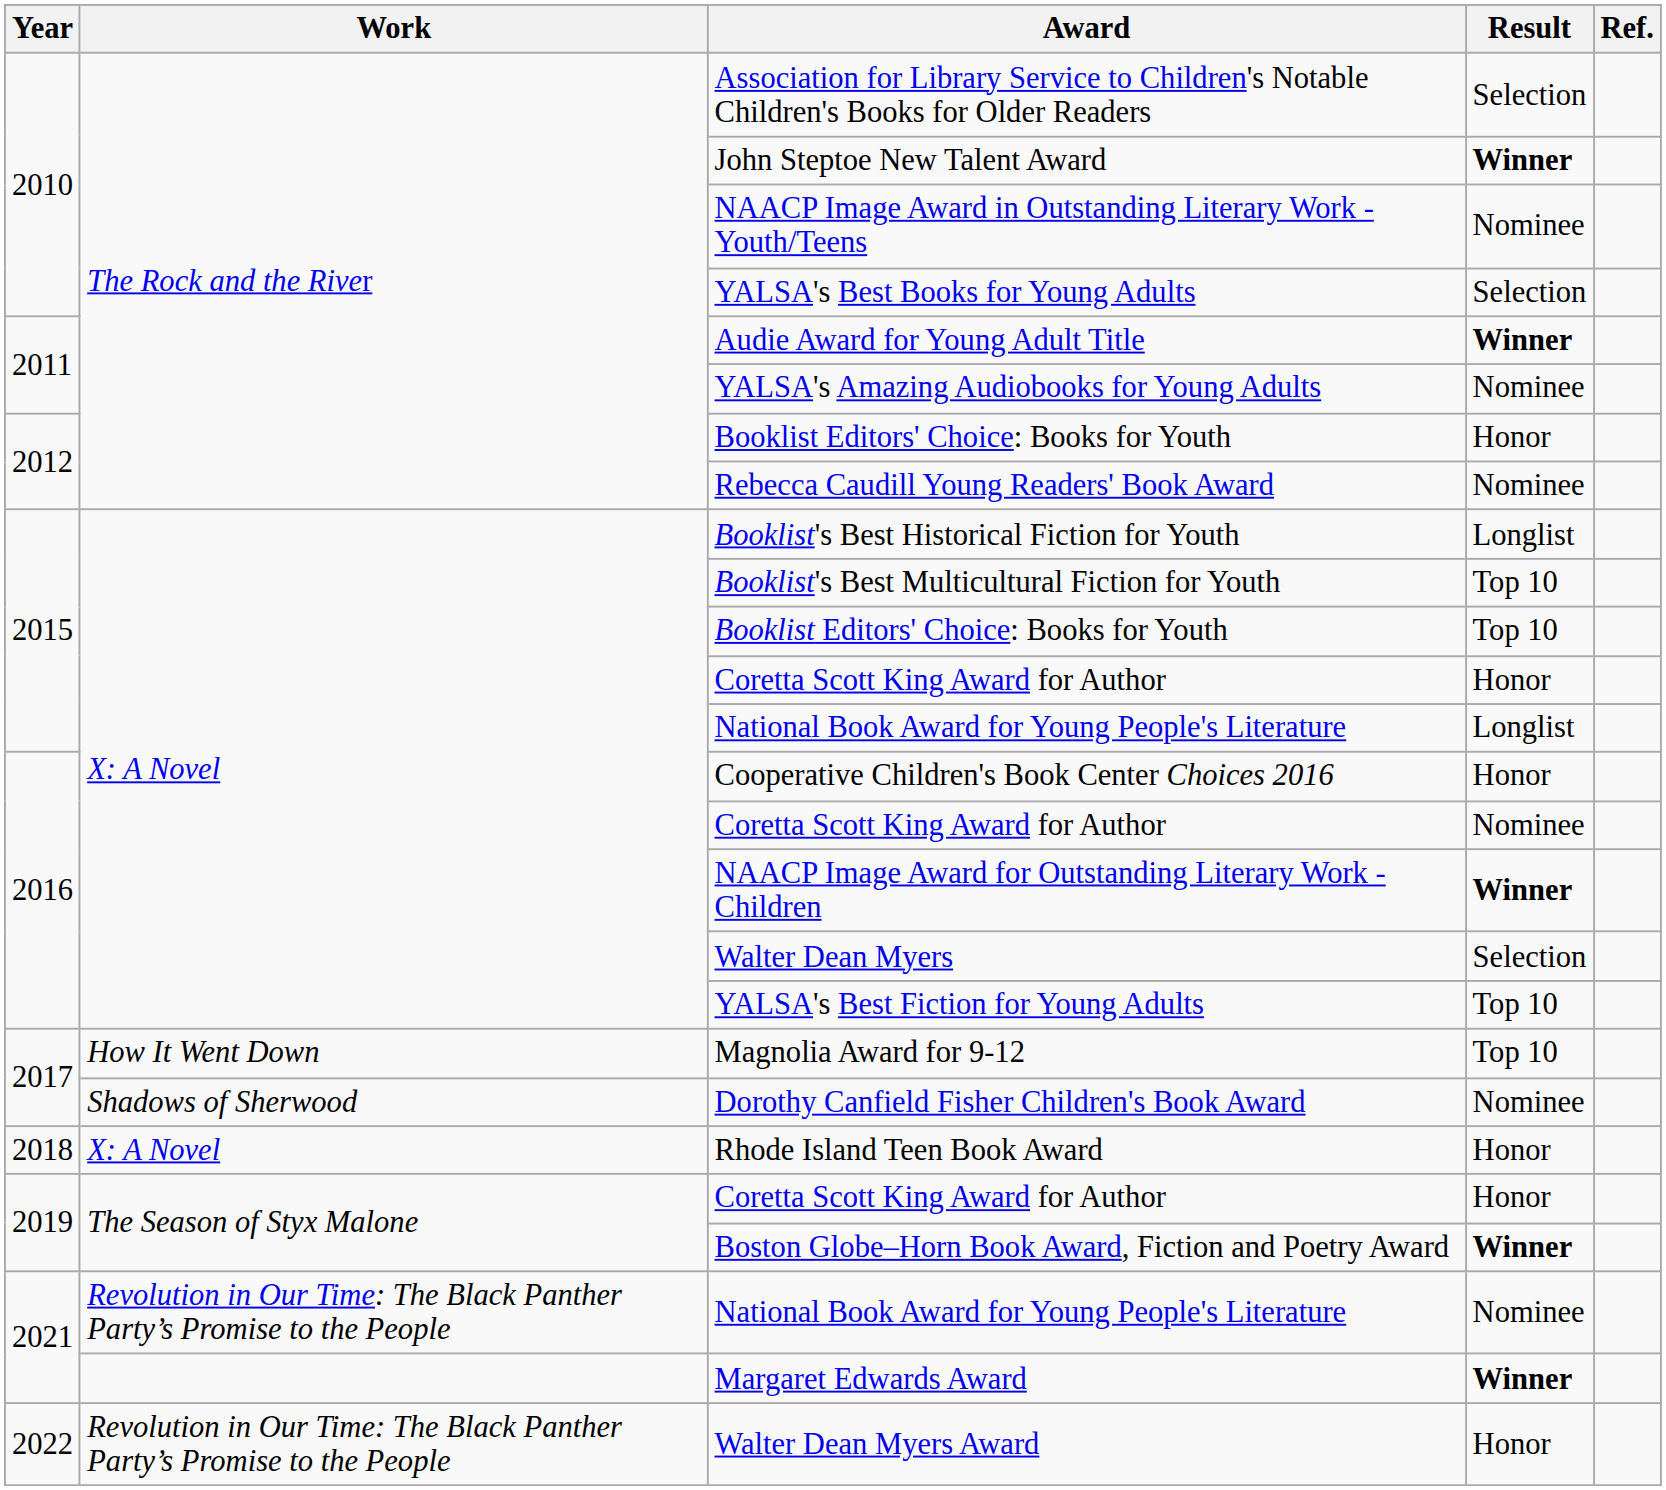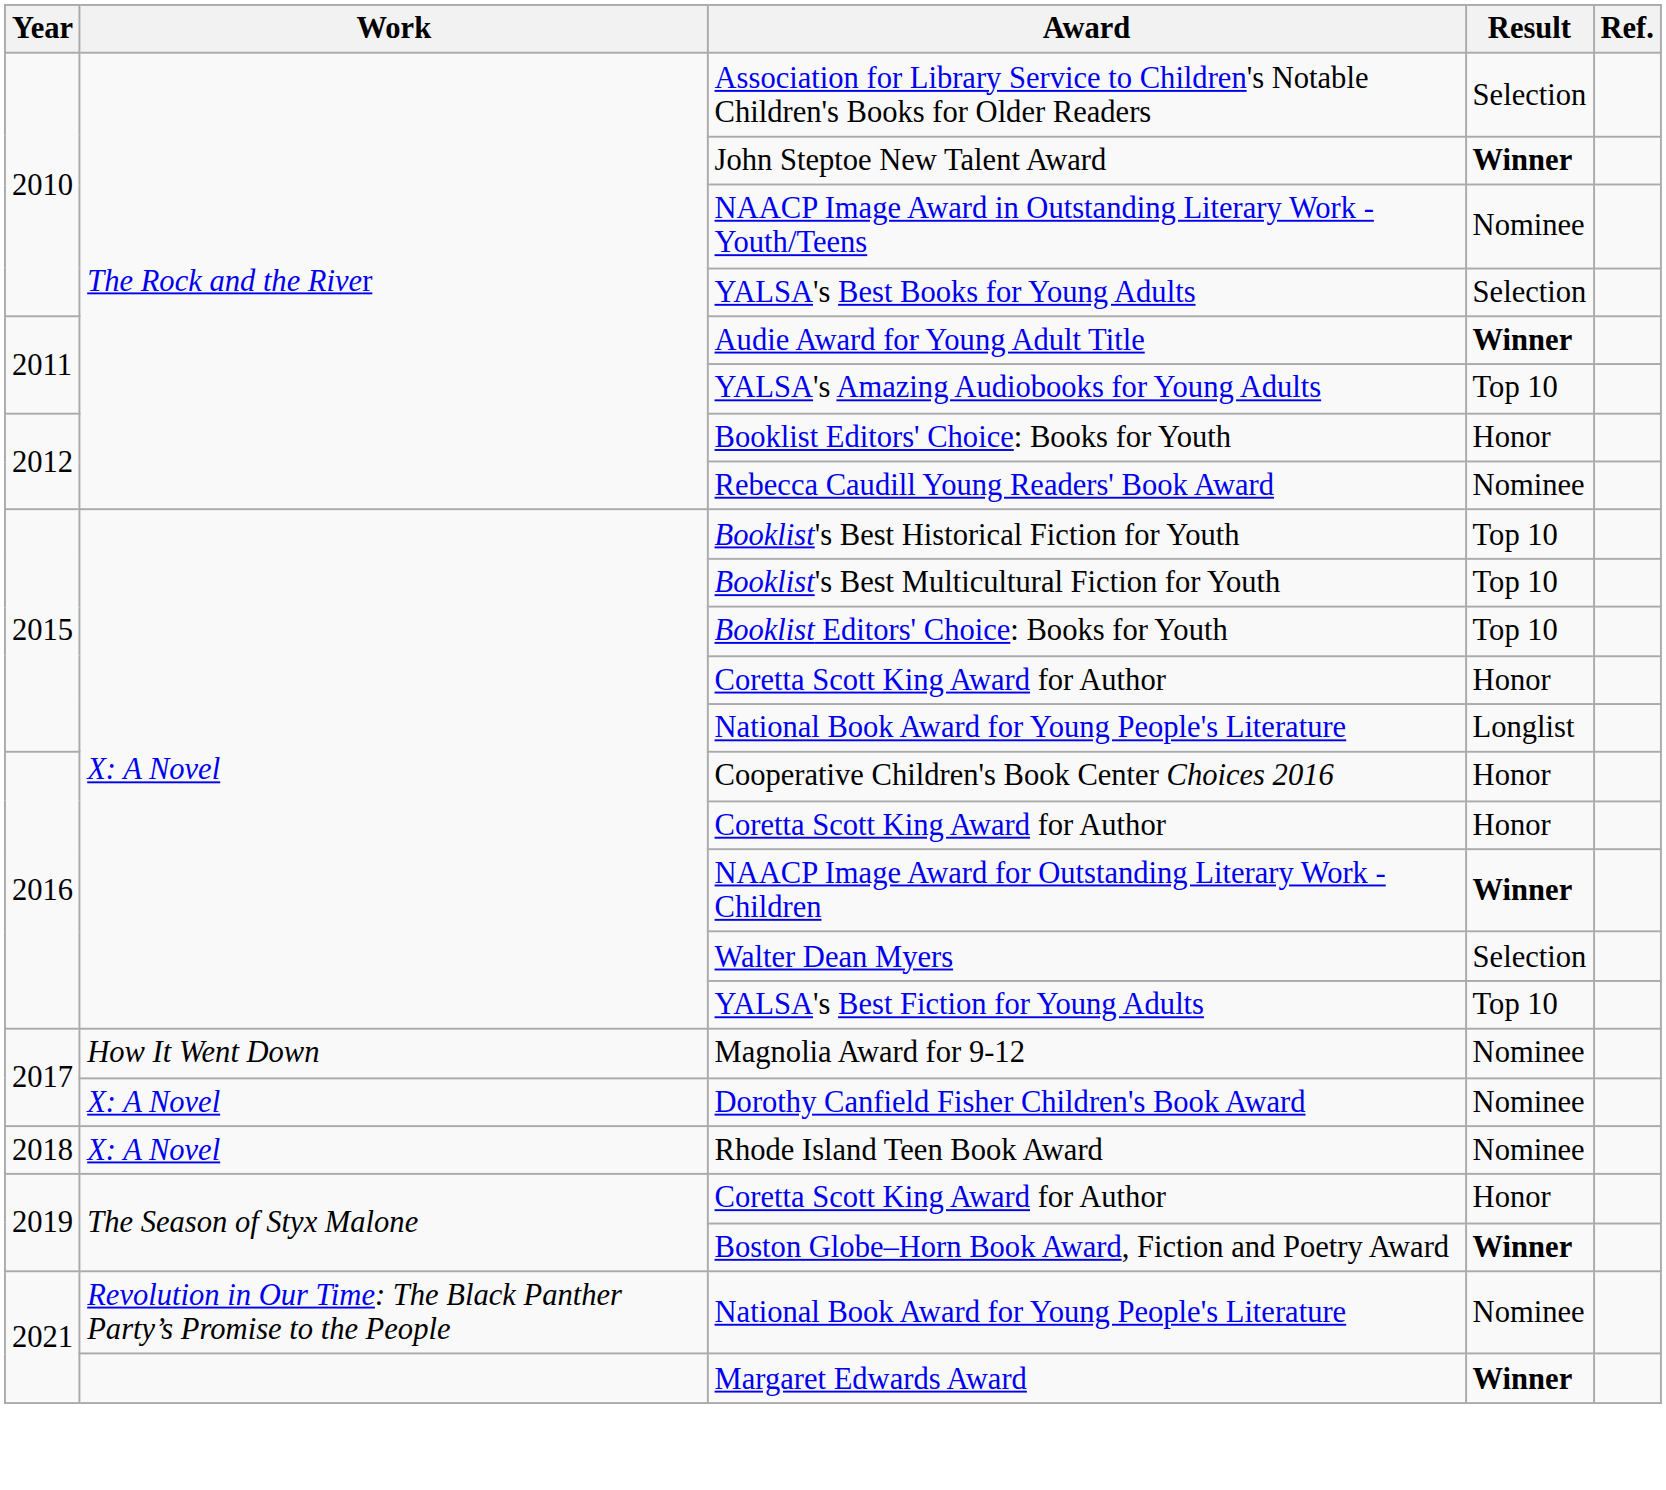(1529, 388) Nominee -> (1515, 388) Top 10
(1524, 533) Longlist -> (1515, 533) Top 10
(1529, 824) Nominee -> (1512, 824) Honor
(1515, 1052) Top 10 -> (1529, 1052) Nominee
(222, 1101) Shadows of Sherwood -> (154, 1101) X: A Novel
(1512, 1149) Honor -> (1529, 1149) Nominee
- row: (43, 1443)
